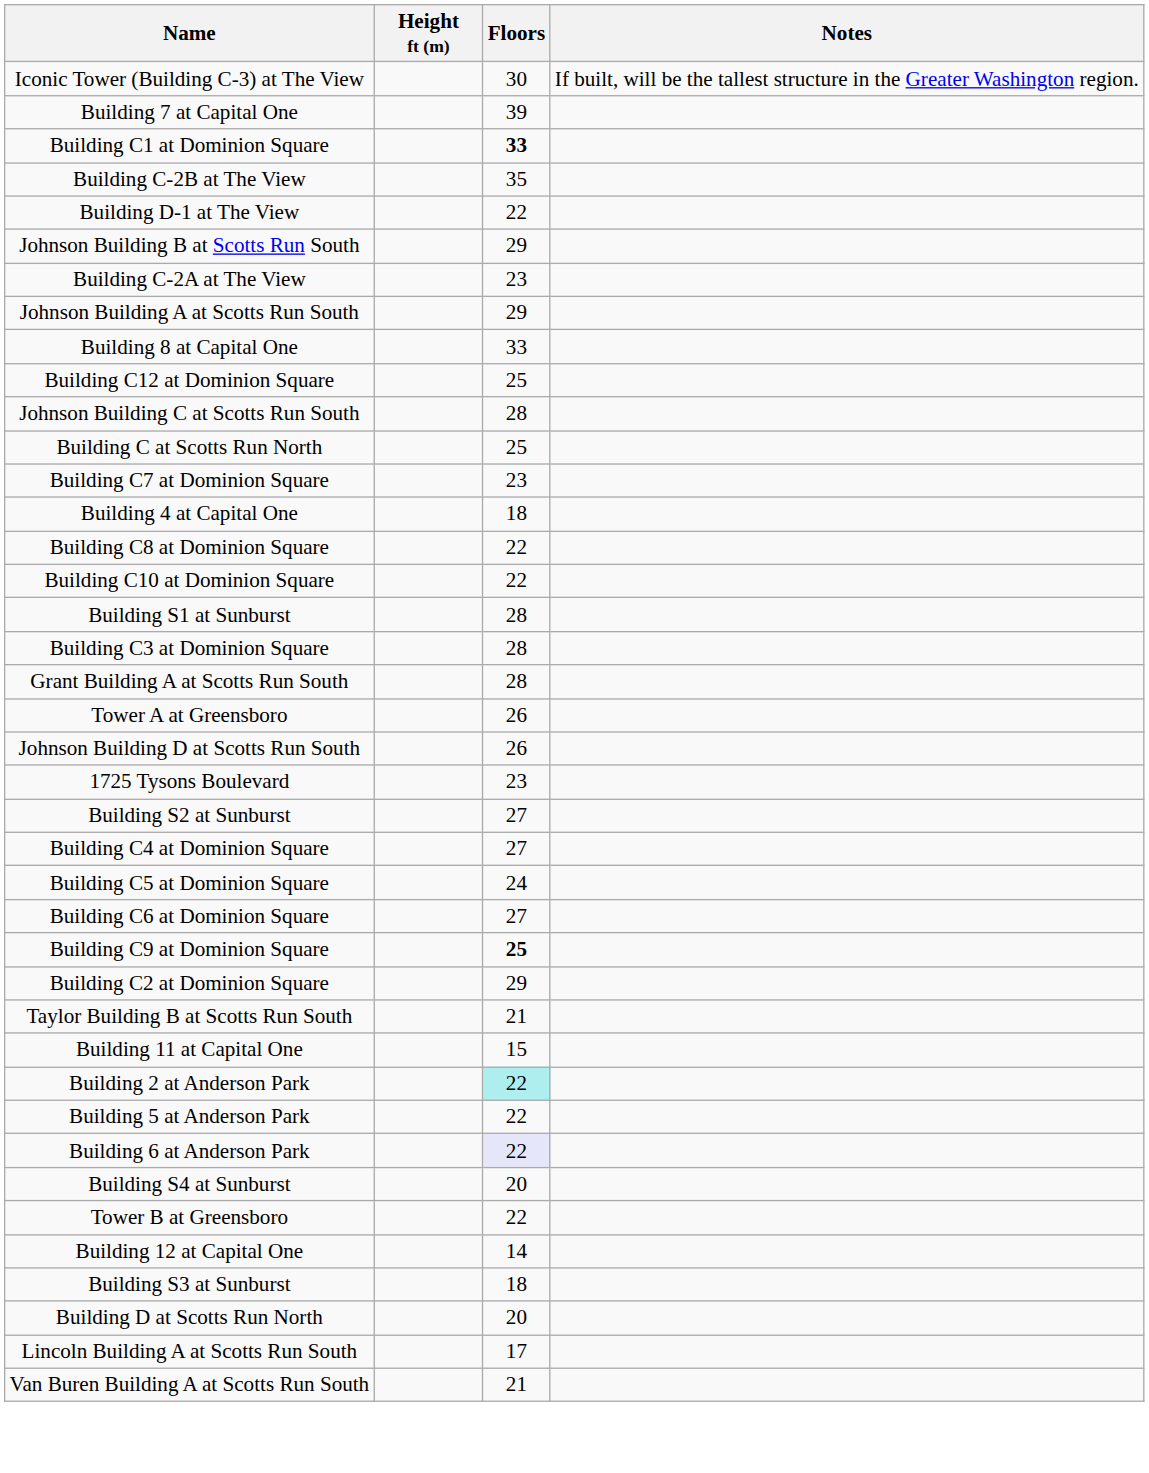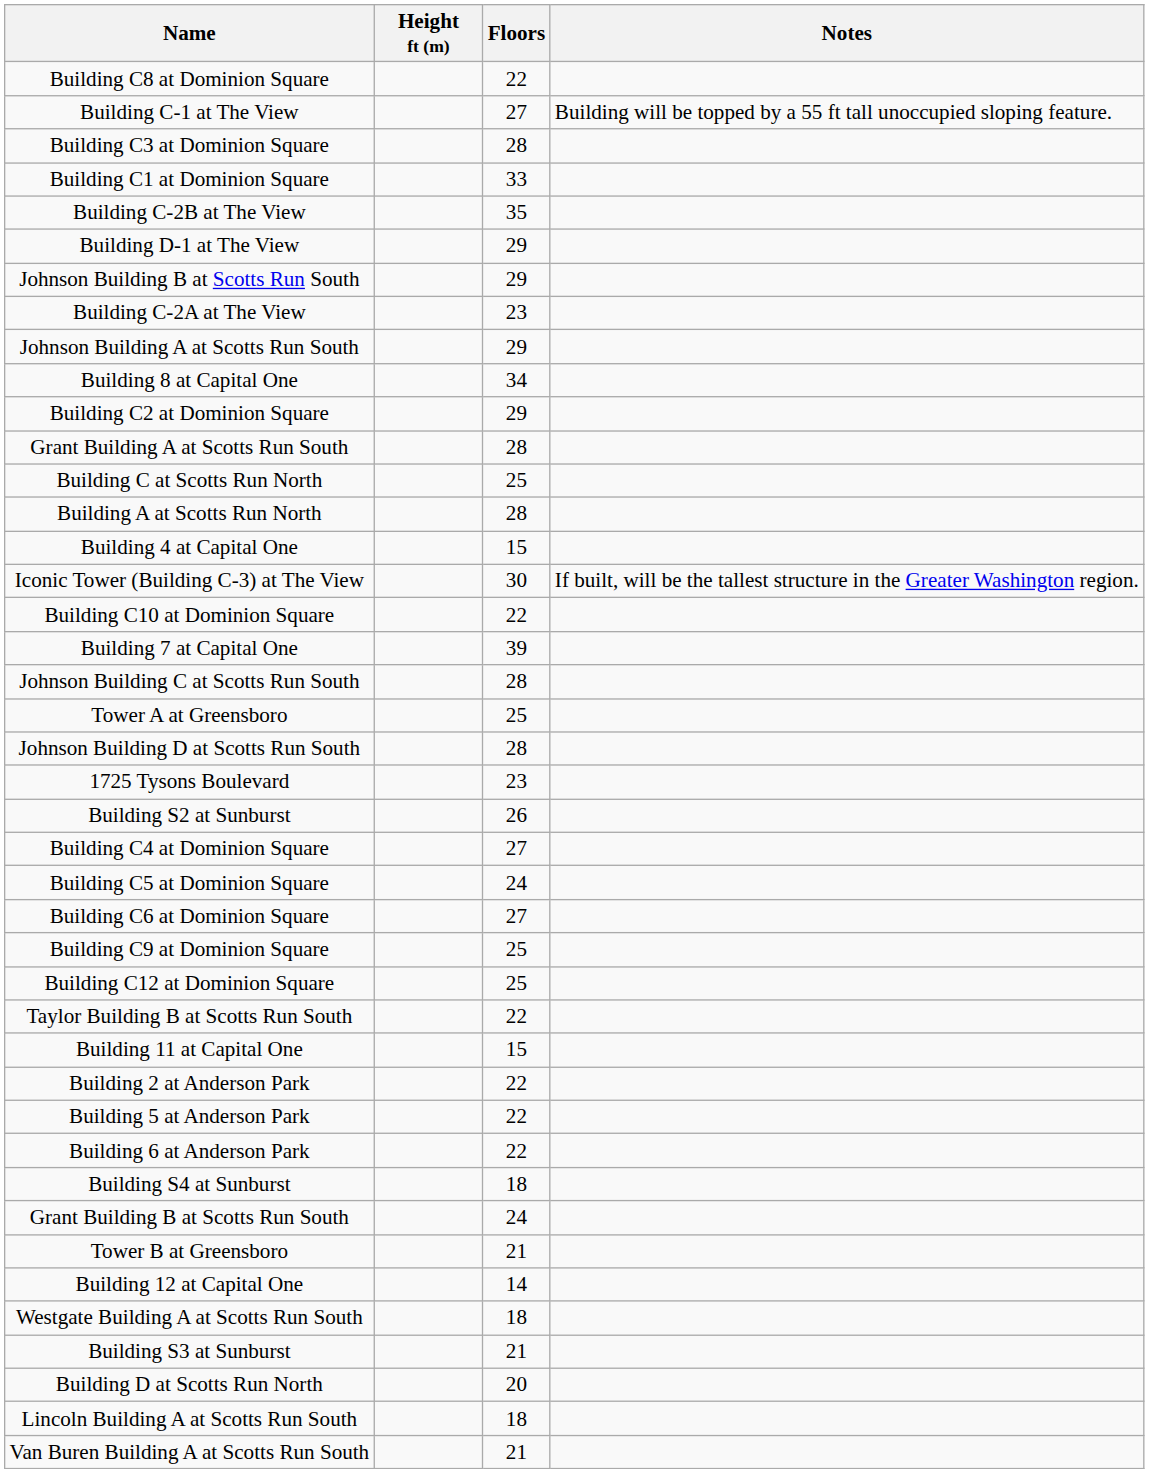rows swapped: (189, 78) <-> (189, 547)
+ row: (189, 111)
rows swapped: (189, 111) <-> (189, 647)
(516, 145) bold -> (516, 178) normal
(516, 212) 22 -> (516, 245) 29
(516, 346) 33 -> (516, 379) 34
rows swapped: (189, 982) <-> (189, 379)
rows swapped: (189, 681) <-> (189, 413)
- row: (189, 480)
+ row: (189, 513)
(516, 513) 18 -> (516, 547) 15
- row: (189, 614)
(516, 714) 26 -> (516, 714) 25
(516, 748) 26 -> (516, 748) 28
(516, 815) 27 -> (516, 815) 26
(516, 949) bold -> (516, 949) normal
(516, 1016) 21 -> (516, 1016) 22
(516, 1083) paleturquoise background -> (516, 1083) no background
(516, 1150) lavender background -> (516, 1150) no background
(516, 1183) 20 -> (516, 1183) 18
+ row: (189, 1217)
(516, 1217) 22 -> (516, 1250) 21
+ row: (189, 1317)
(516, 1284) 18 -> (516, 1351) 21
(516, 1351) 17 -> (516, 1418) 18
